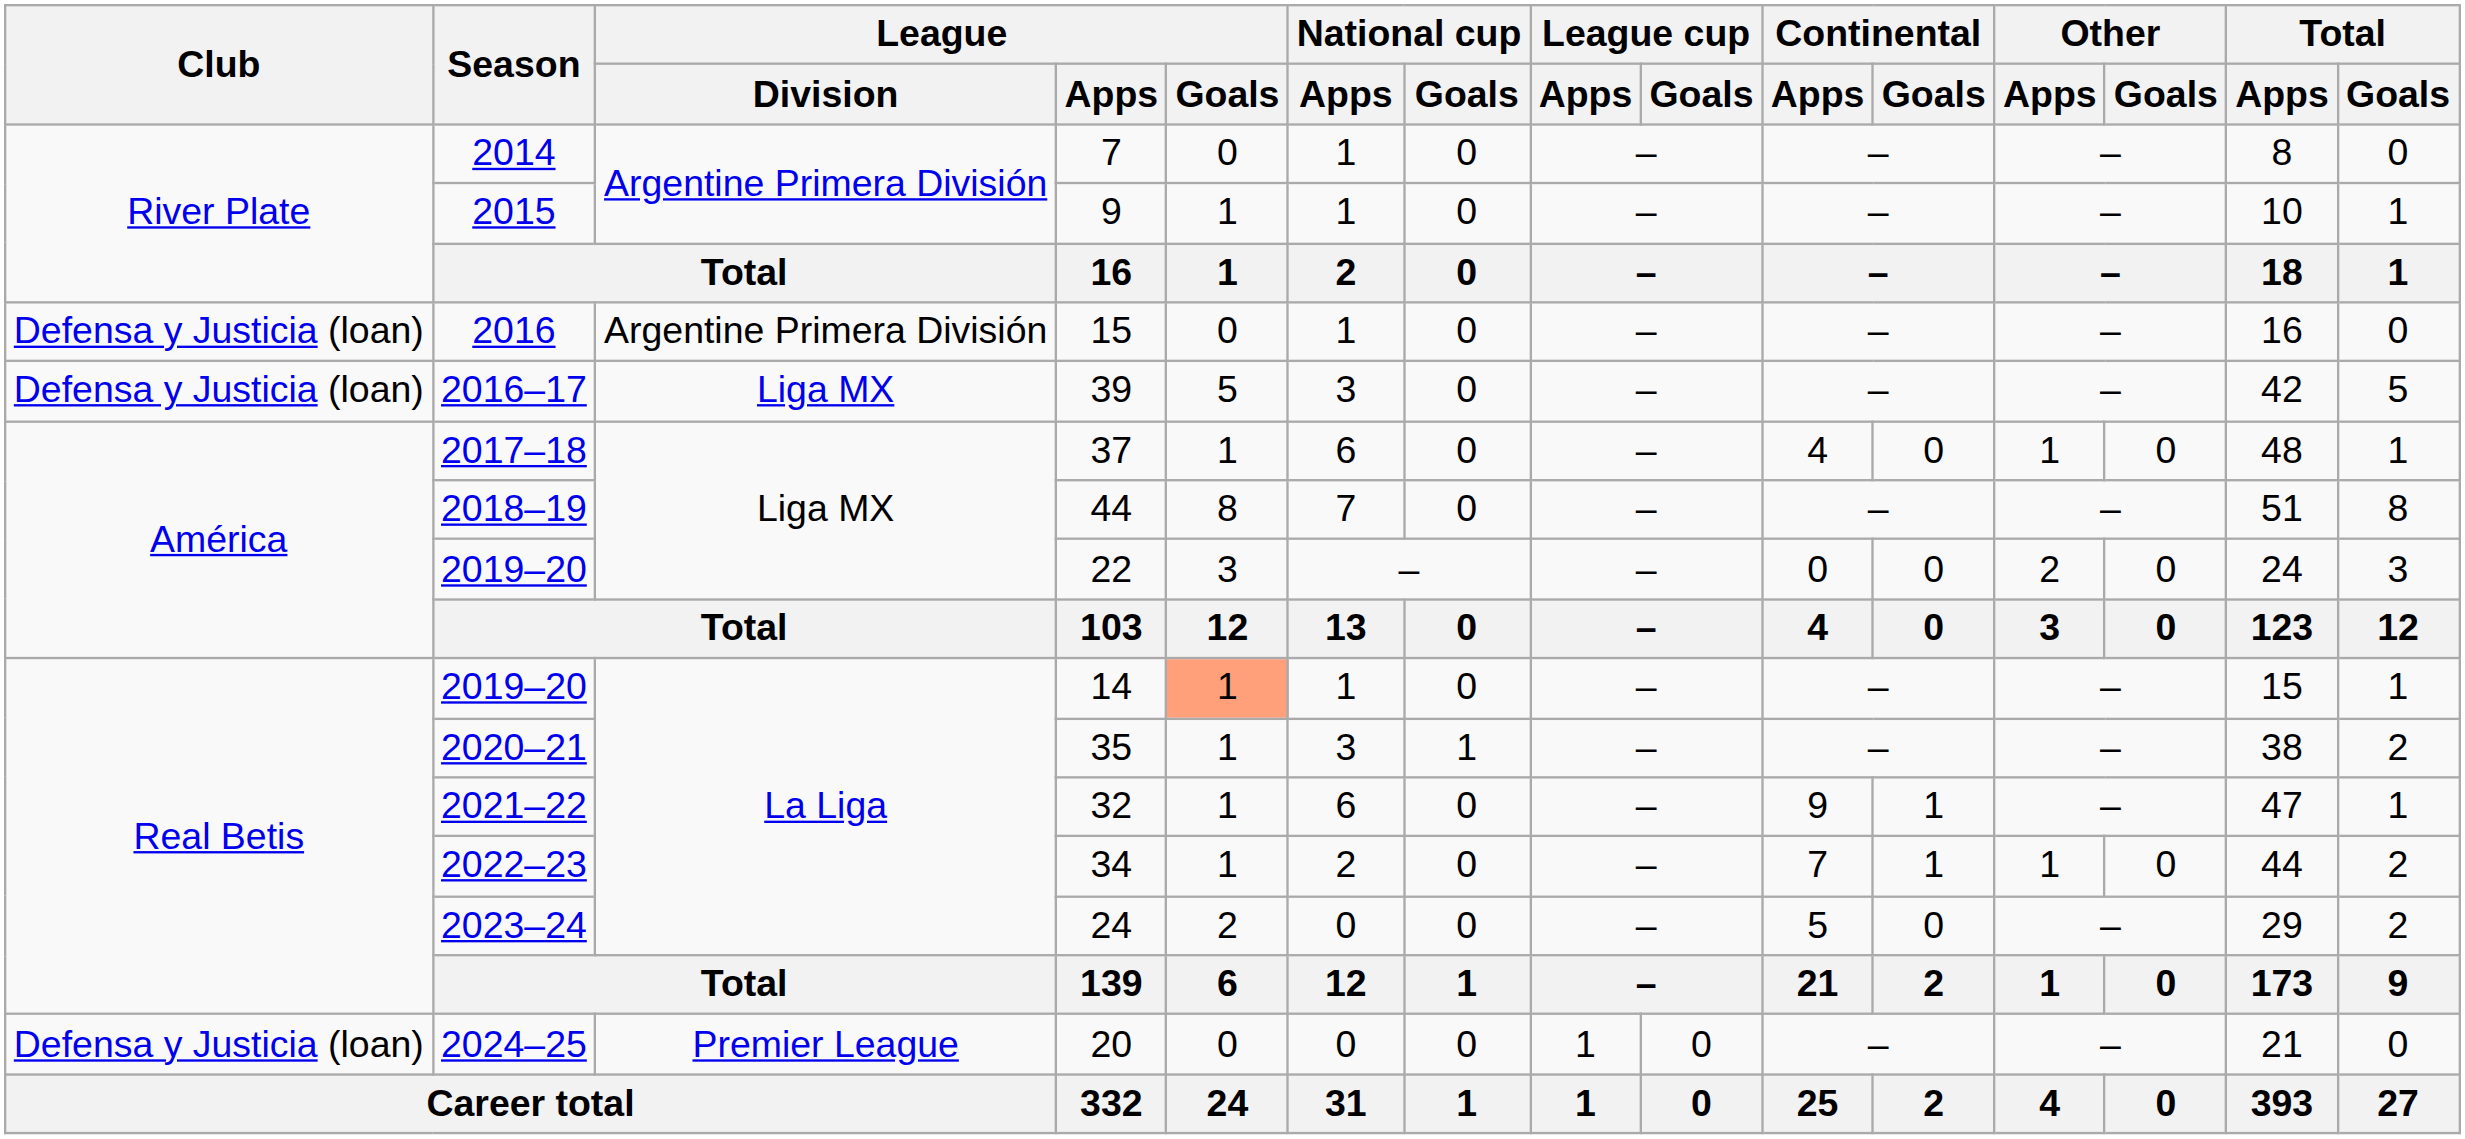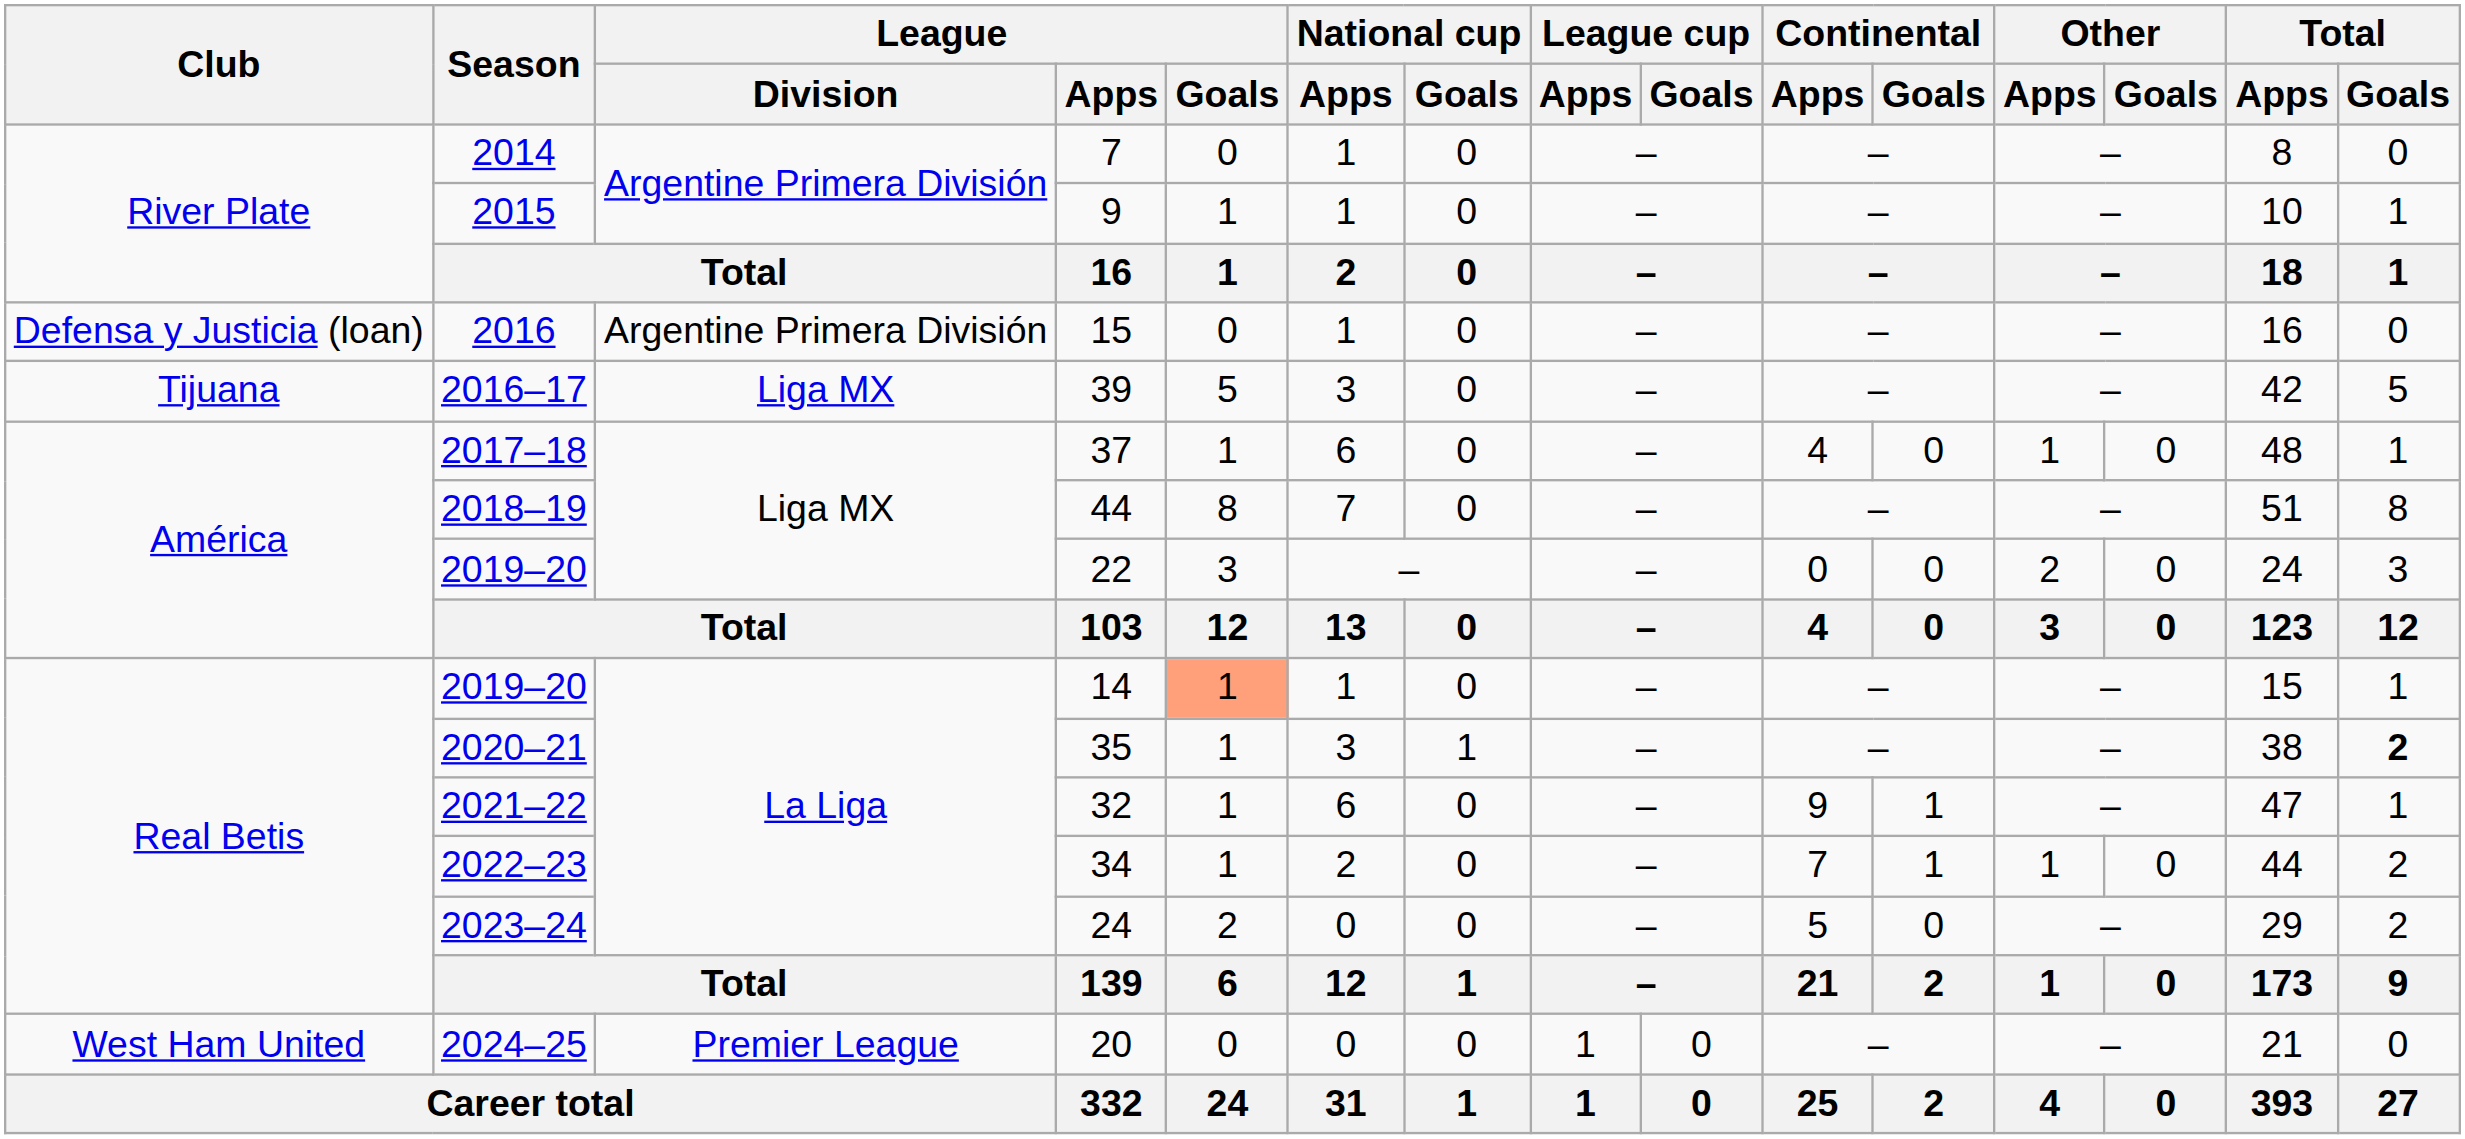(219, 390) Defensa y Justicia (loan) -> (219, 390) Tijuana
(2398, 746) normal -> (2398, 746) bold
(219, 1043) Defensa y Justicia (loan) -> (219, 1043) West Ham United
